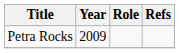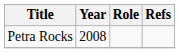(93, 36) 2009 -> (93, 36) 2008
